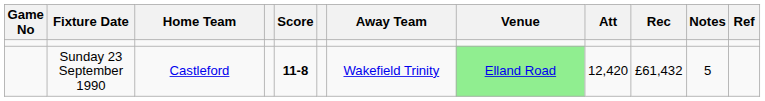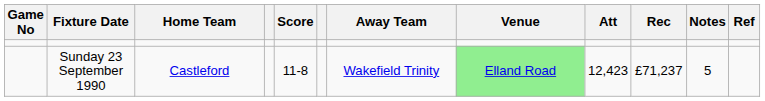(295, 71) bold -> (295, 71) normal
(608, 71) 12,420 -> (608, 71) 12,423
(659, 71) £61,432 -> (659, 71) £71,237
